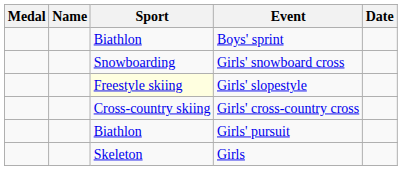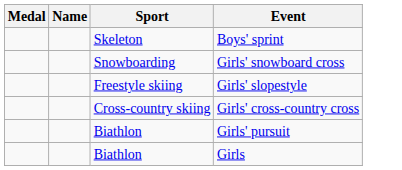- column: (380, 16)
(118, 39) Biathlon -> (118, 39) Skeleton
(138, 85) lightyellow background -> (138, 85) no background
(118, 154) Skeleton -> (118, 154) Biathlon
